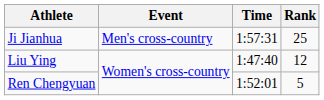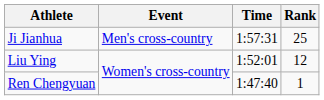(257, 61) 1:47:40 -> (257, 61) 1:52:01
(257, 83) 1:52:01 -> (257, 83) 1:47:40
(300, 83) 5 -> (300, 83) 1
